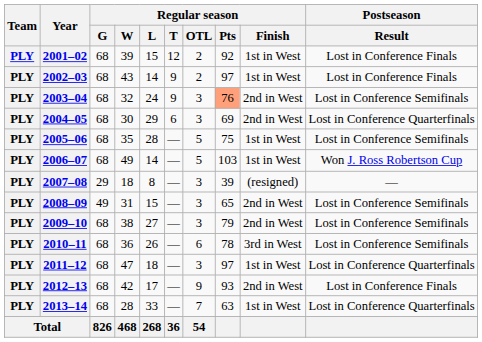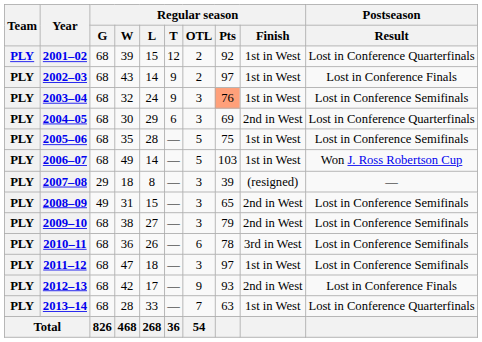(392, 56) Lost in Conference Finals -> (392, 56) Lost in Conference Quarterfinals
(273, 98) 2nd in West -> (273, 98) 1st in West
(392, 264) Lost in Conference Quarterfinals -> (392, 264) Lost in Conference Semifinals
